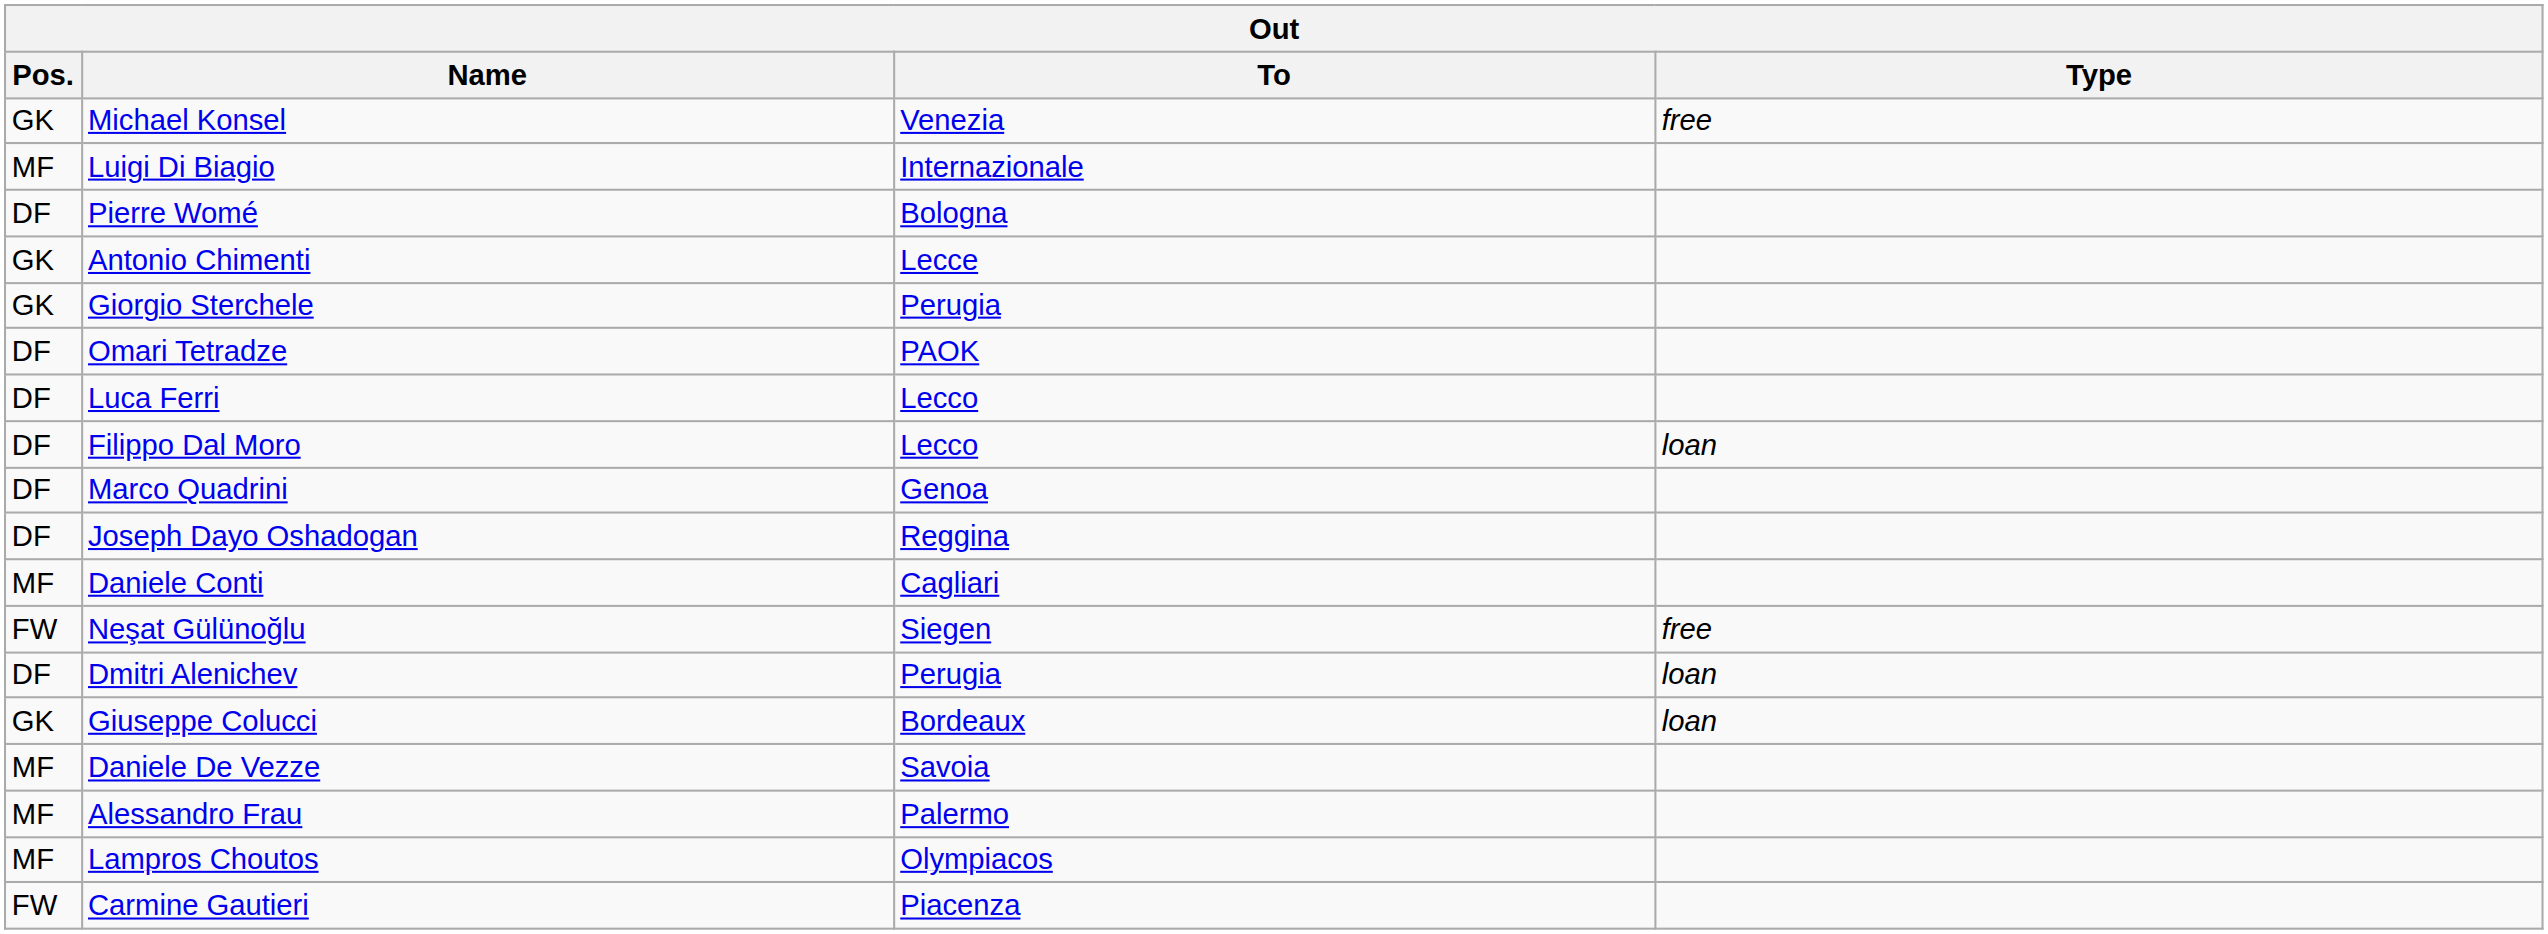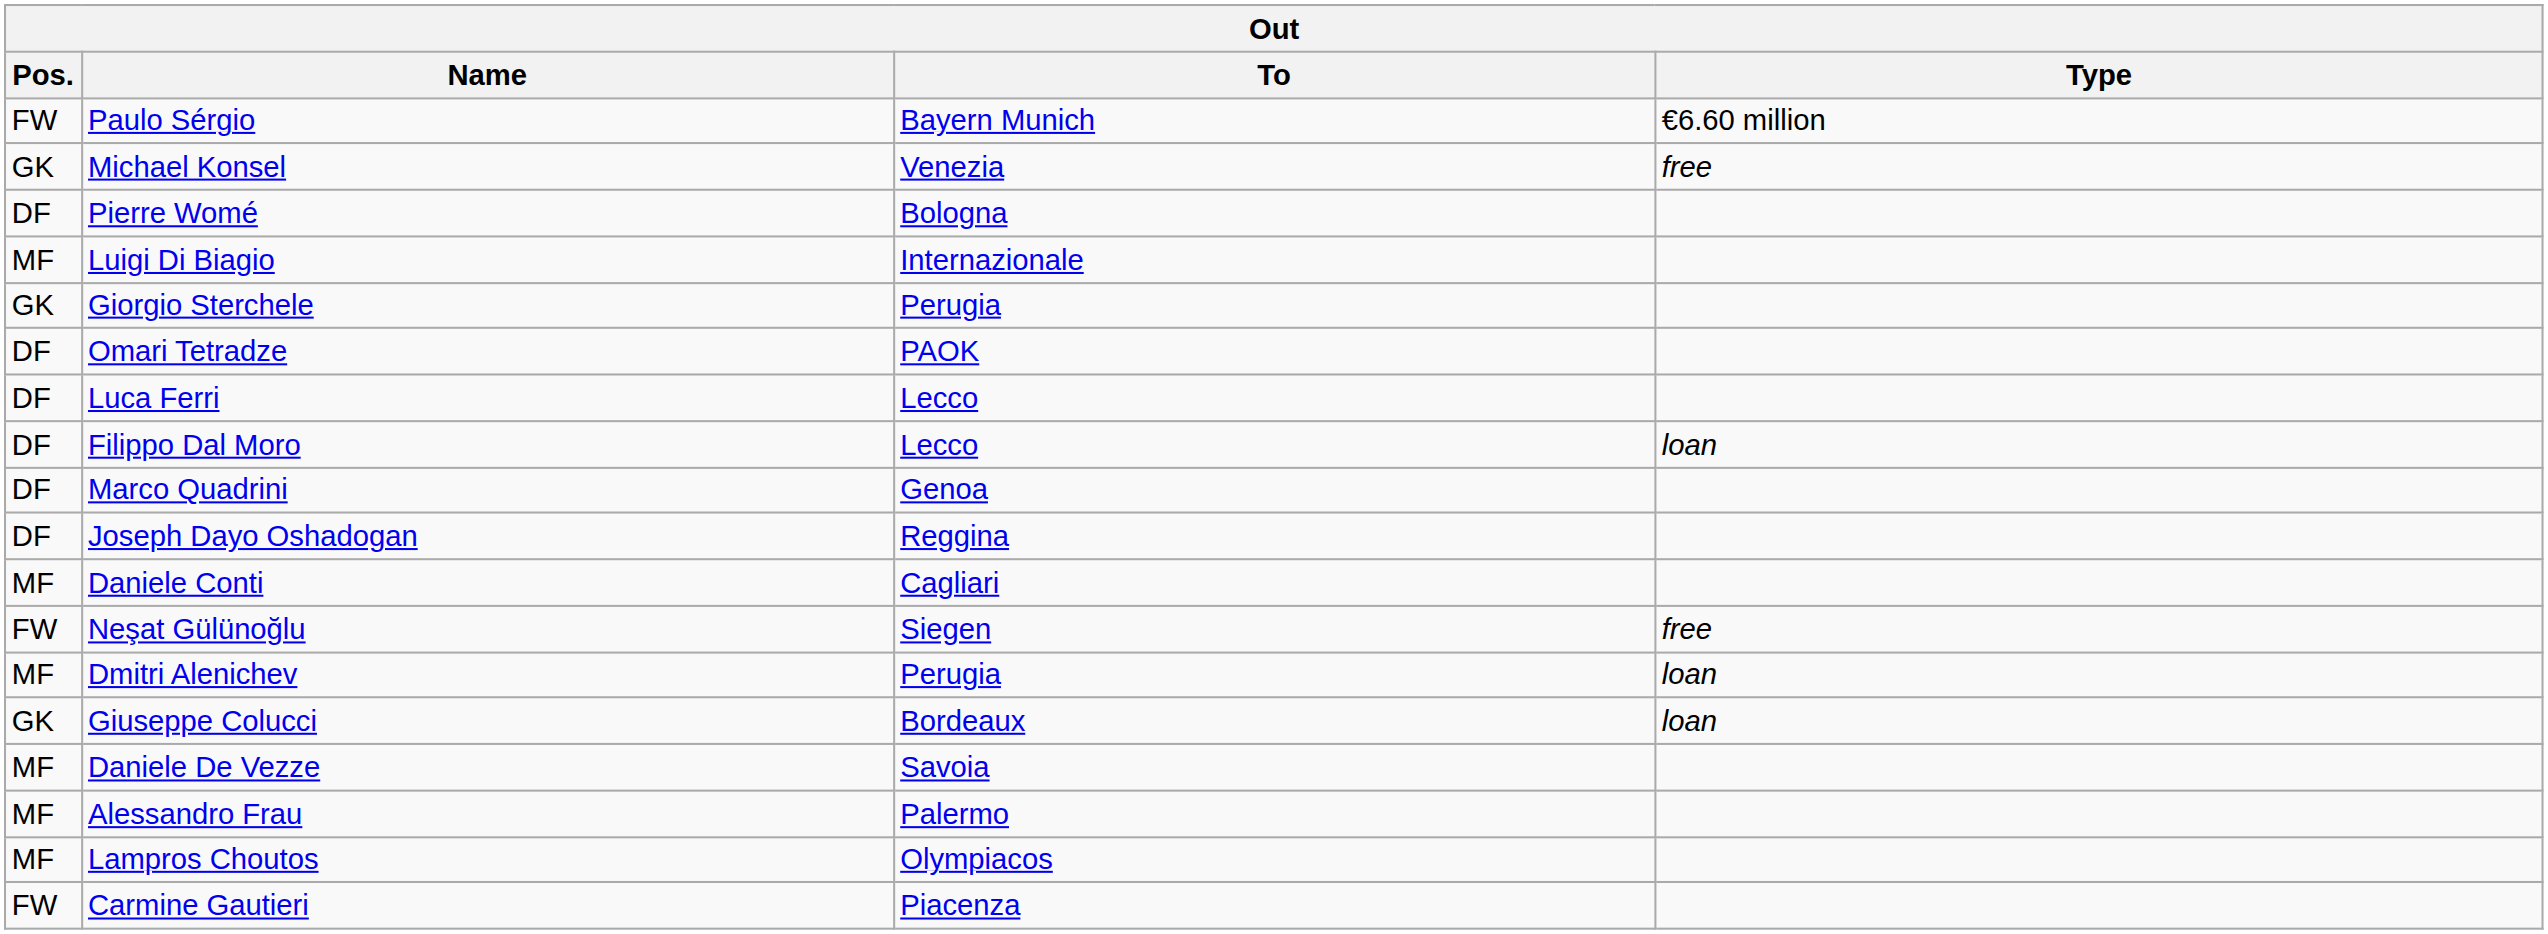+ row: (172, 121)
rows swapped: (181, 167) <-> (173, 213)
- row: (199, 259)
(31, 675) DF -> (33, 675) MF
